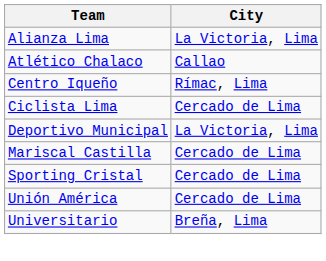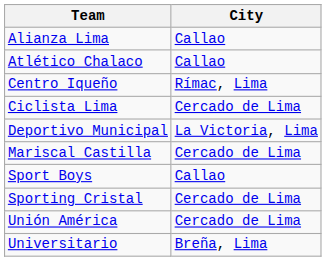(246, 39) La Victoria, Lima -> (200, 39) Callao
+ row: (50, 176)
